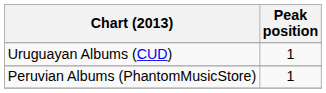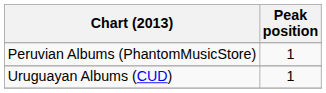rows swapped: (132, 76) <-> (90, 54)
